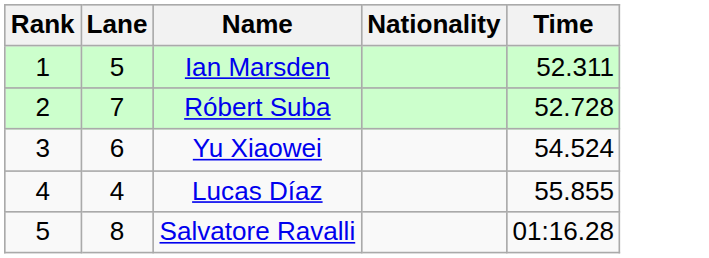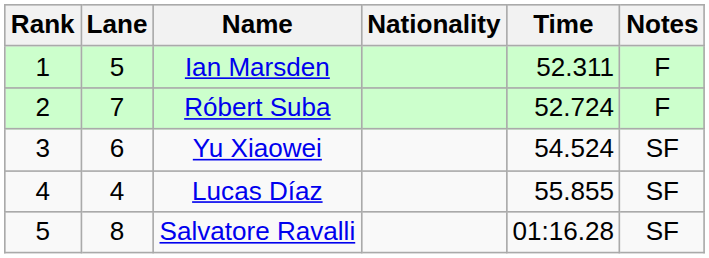+ column: (662, 25)
(574, 107) 52.728 -> (574, 107) 52.724
